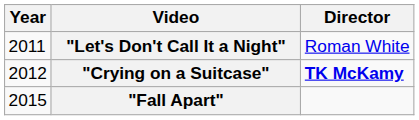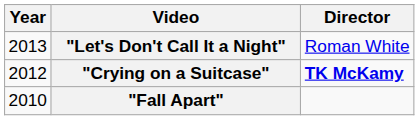(27, 45) 2011 -> (28, 45) 2013
(28, 100) 2015 -> (28, 100) 2010
